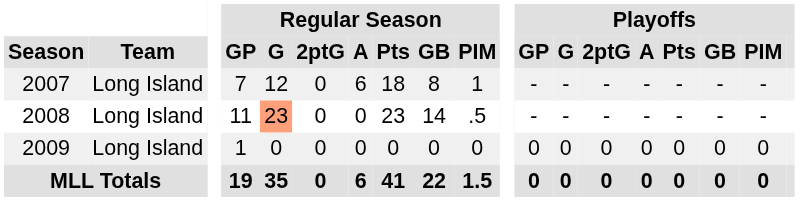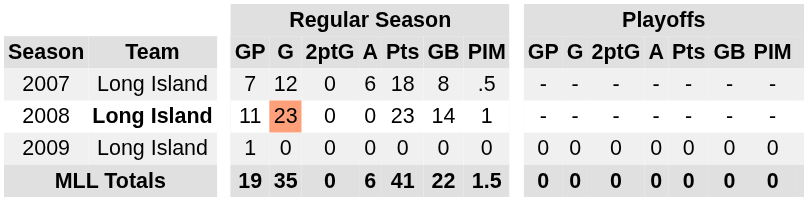(477, 84) 1 -> (487, 84) .5
(148, 116) normal -> (152, 116) bold
(477, 116) .5 -> (487, 116) 1
